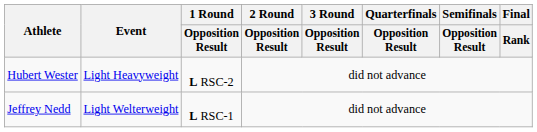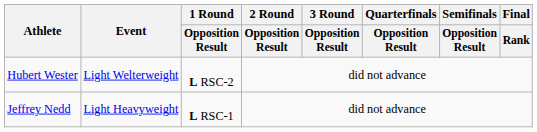(131, 75) Light Heavyweight -> (131, 75) Light Welterweight
(131, 109) Light Welterweight -> (131, 109) Light Heavyweight
